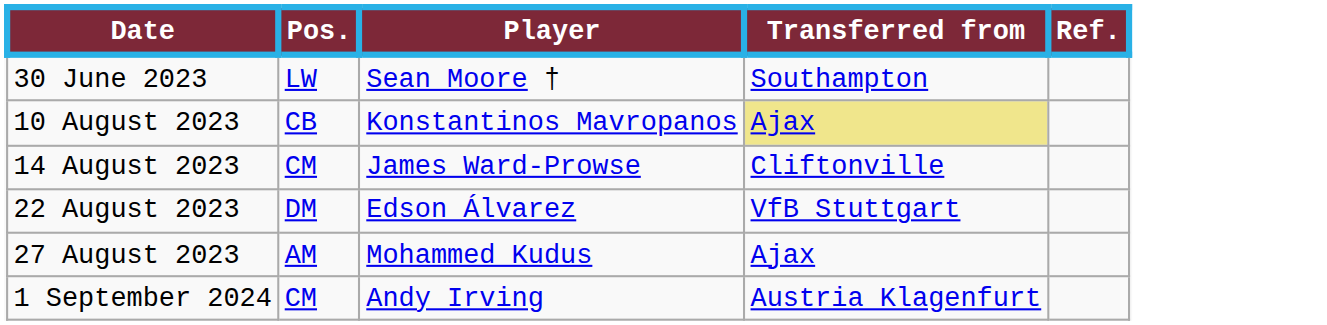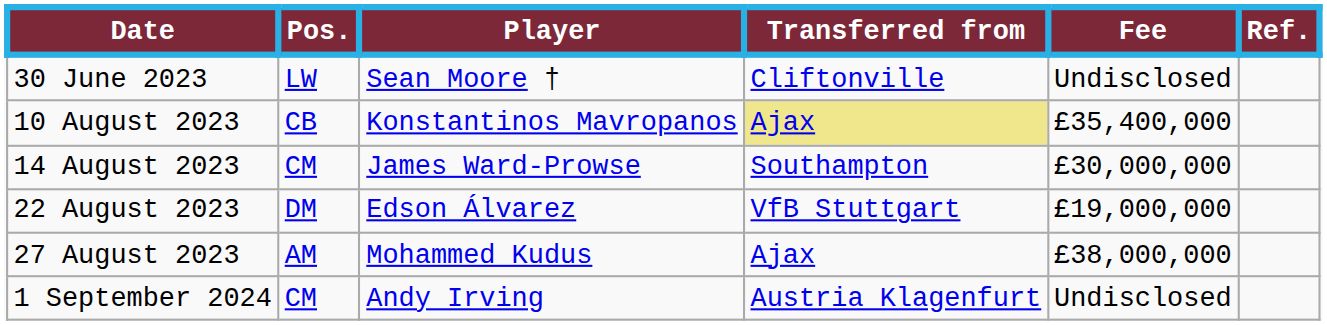+ column: (1143, 31)
(839, 79) Southampton -> (847, 79) Cliftonville
(847, 167) Cliftonville -> (839, 167) Southampton
